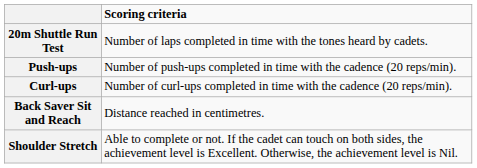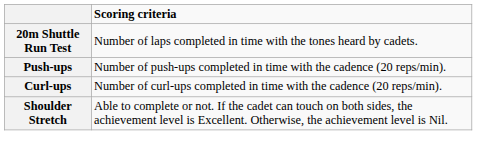- row: (53, 113)
